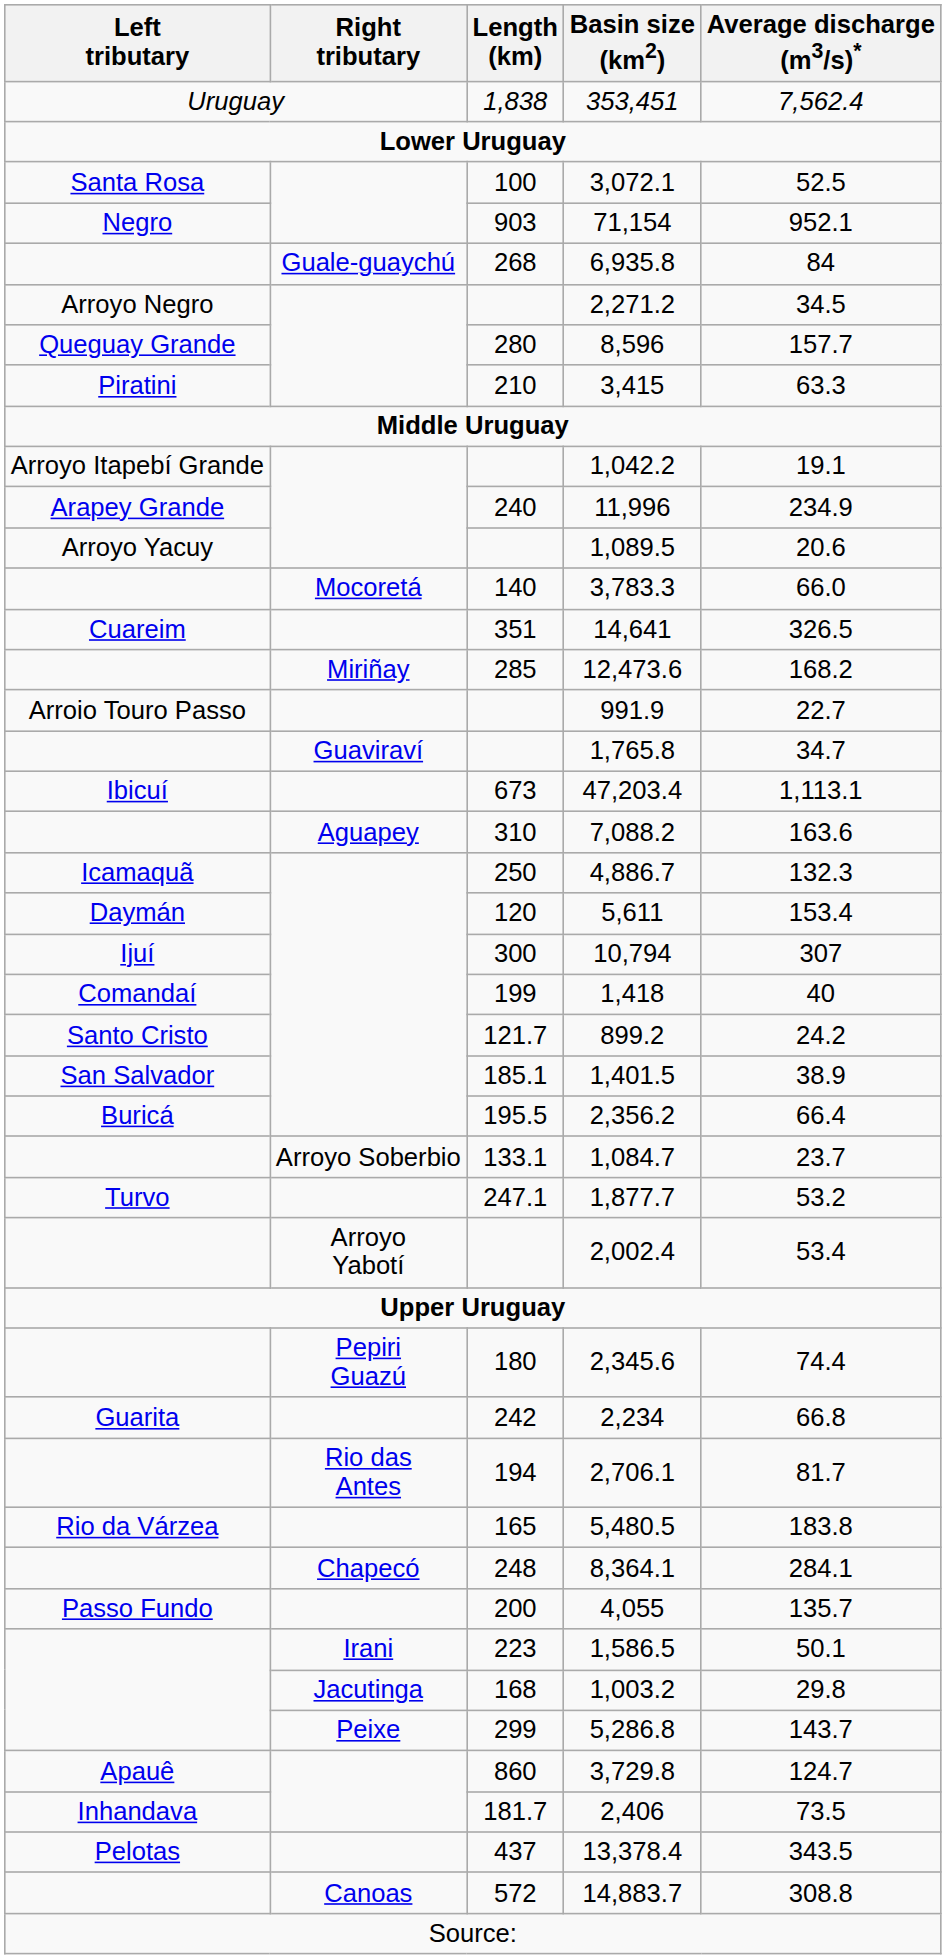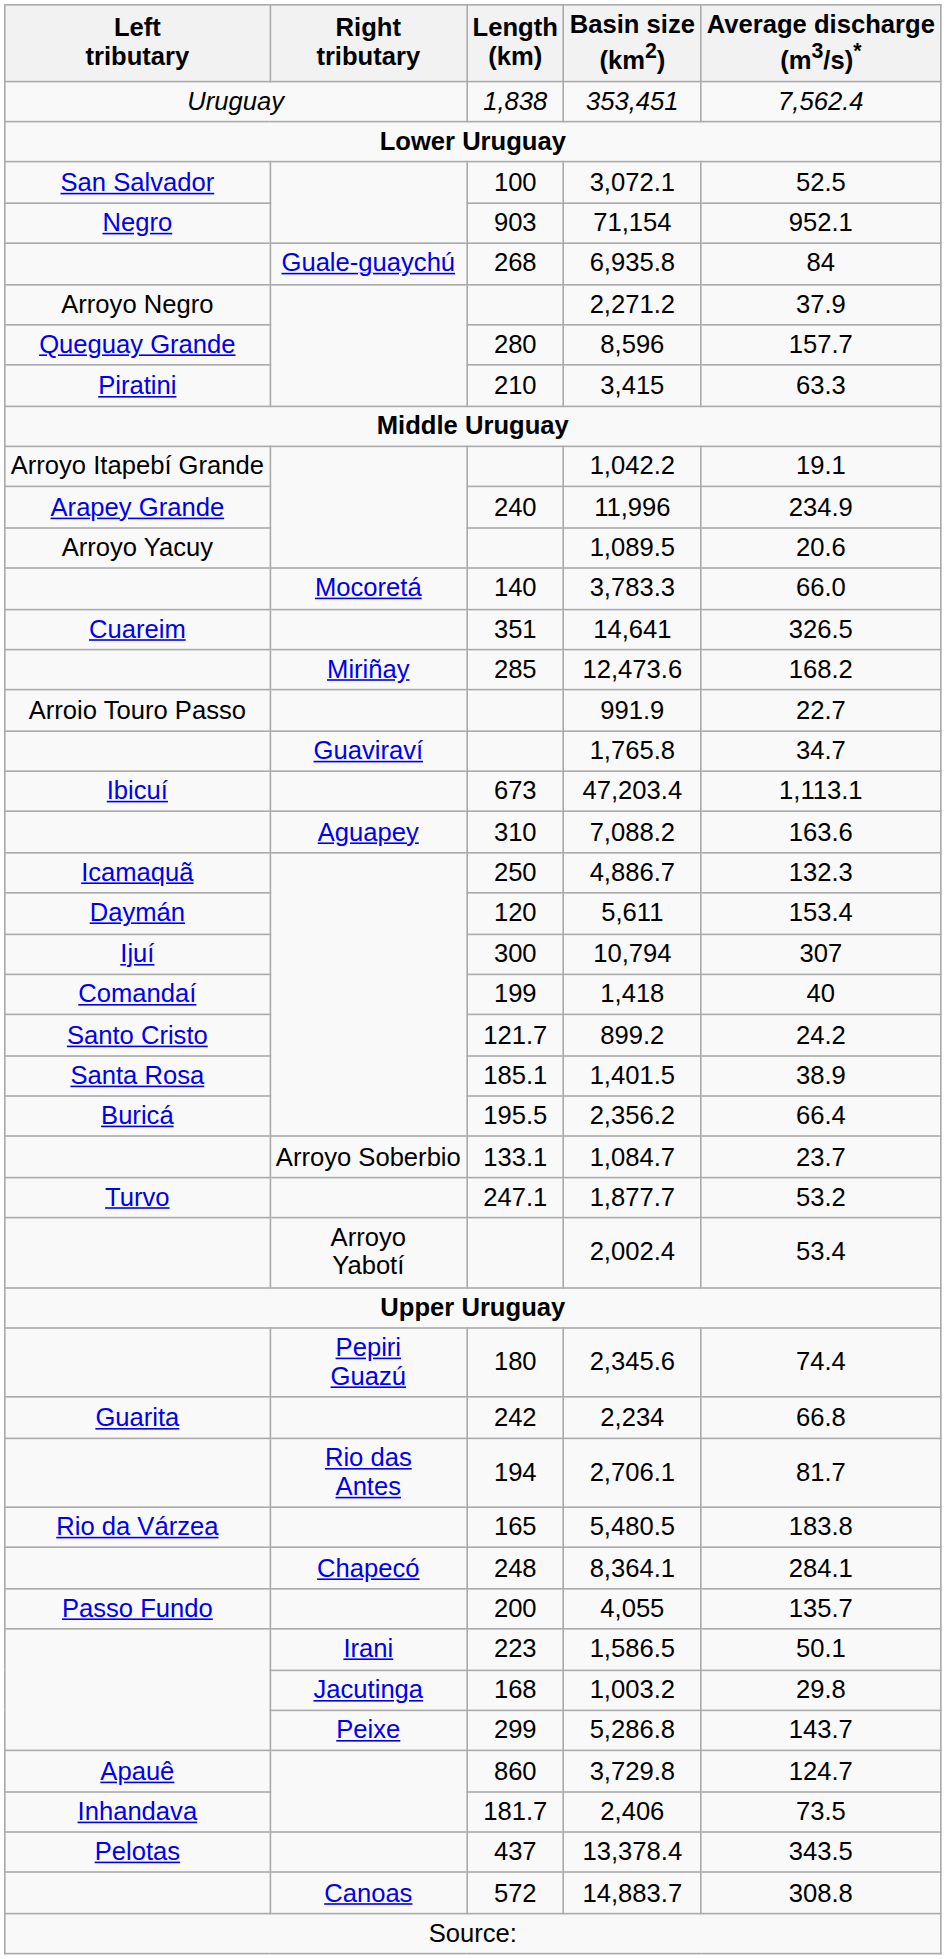(137, 182) Santa Rosa -> (137, 182) San Salvador
(821, 304) 34.5 -> (821, 304) 37.9
(137, 1075) San Salvador -> (137, 1075) Santa Rosa
